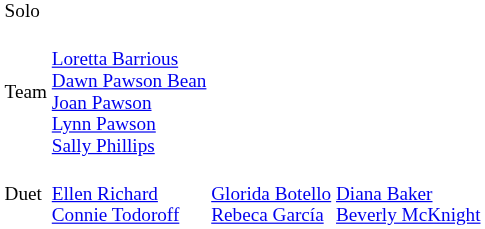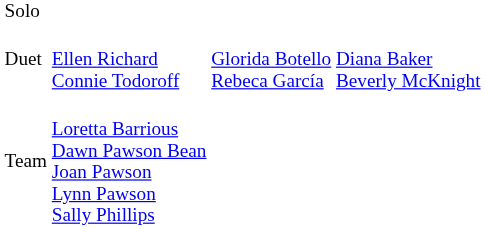rows swapped: (23, 193) <-> (26, 91)
